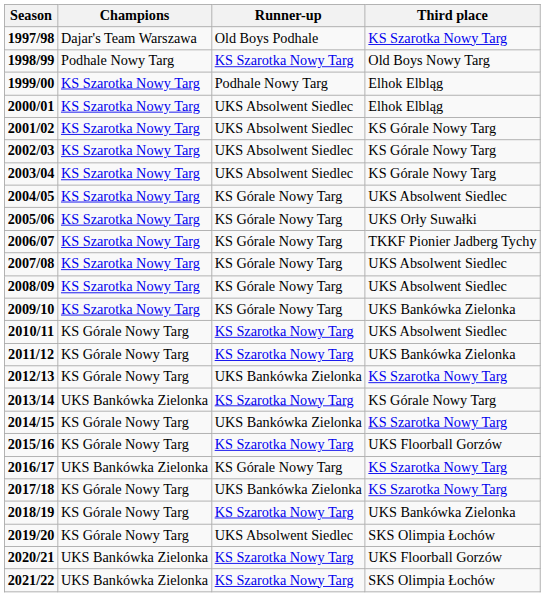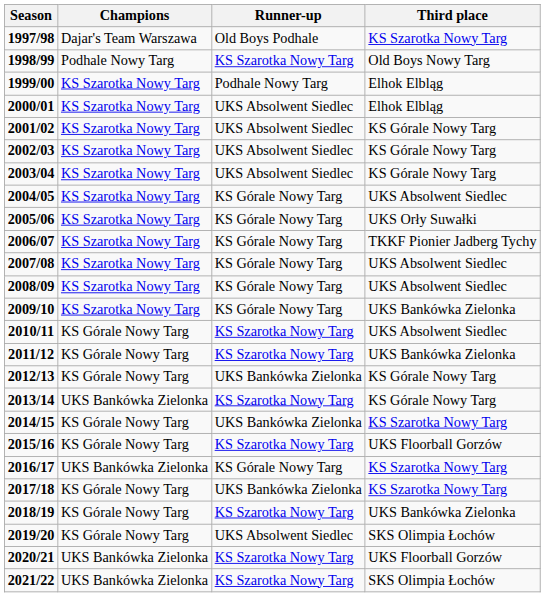(438, 377) KS Szarotka Nowy Targ -> (432, 377) KS Górale Nowy Targ
